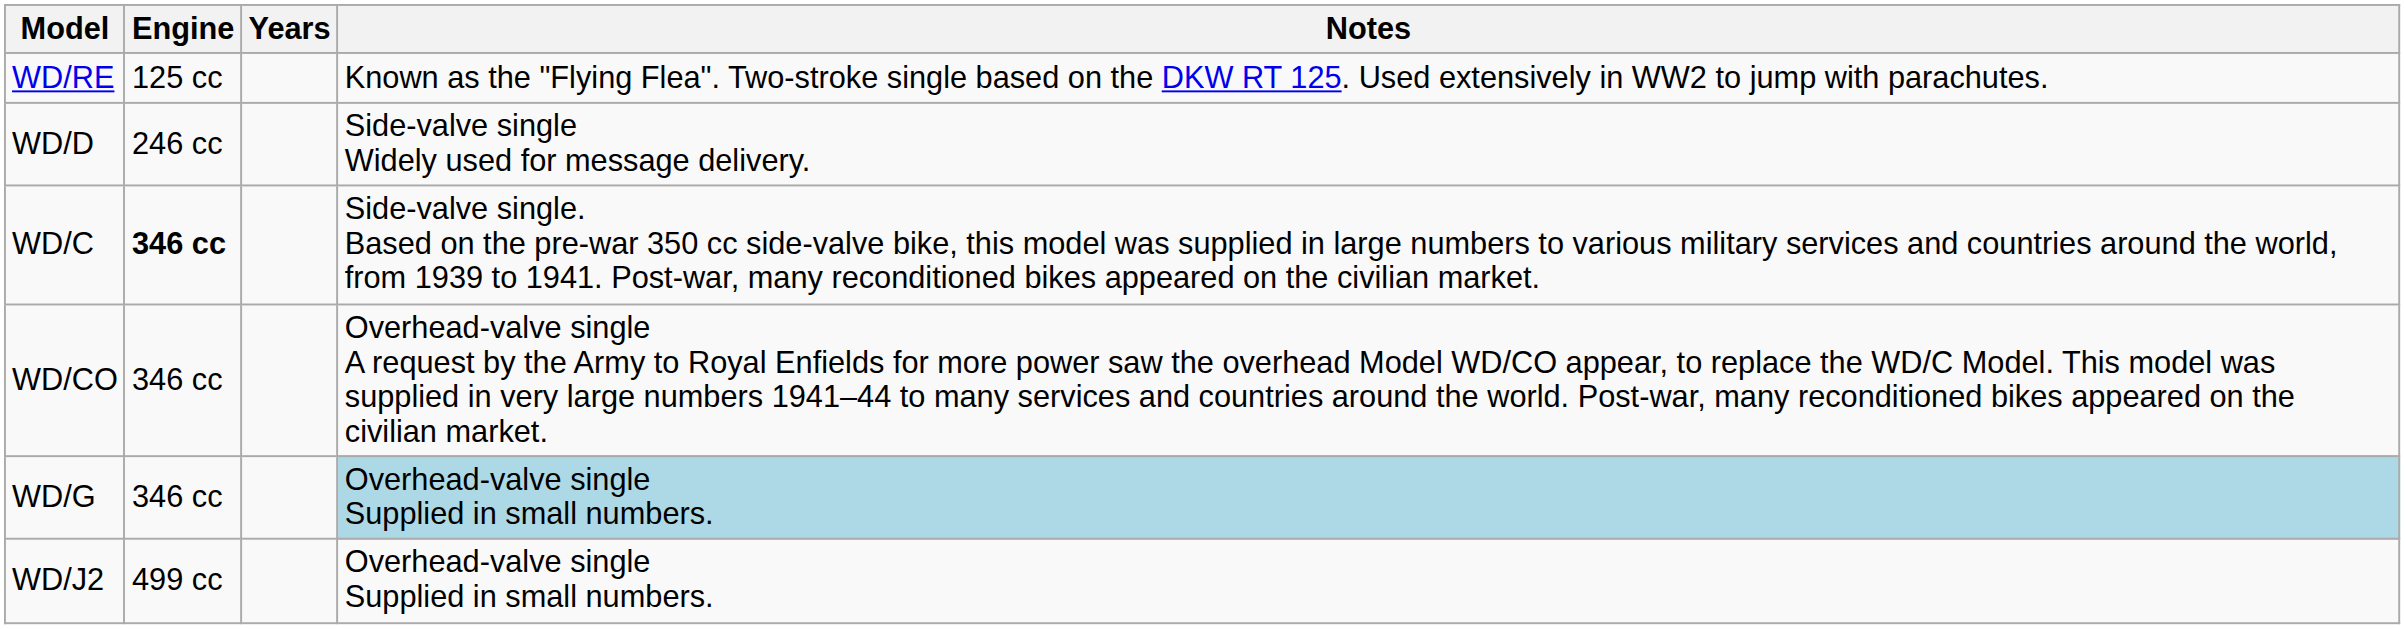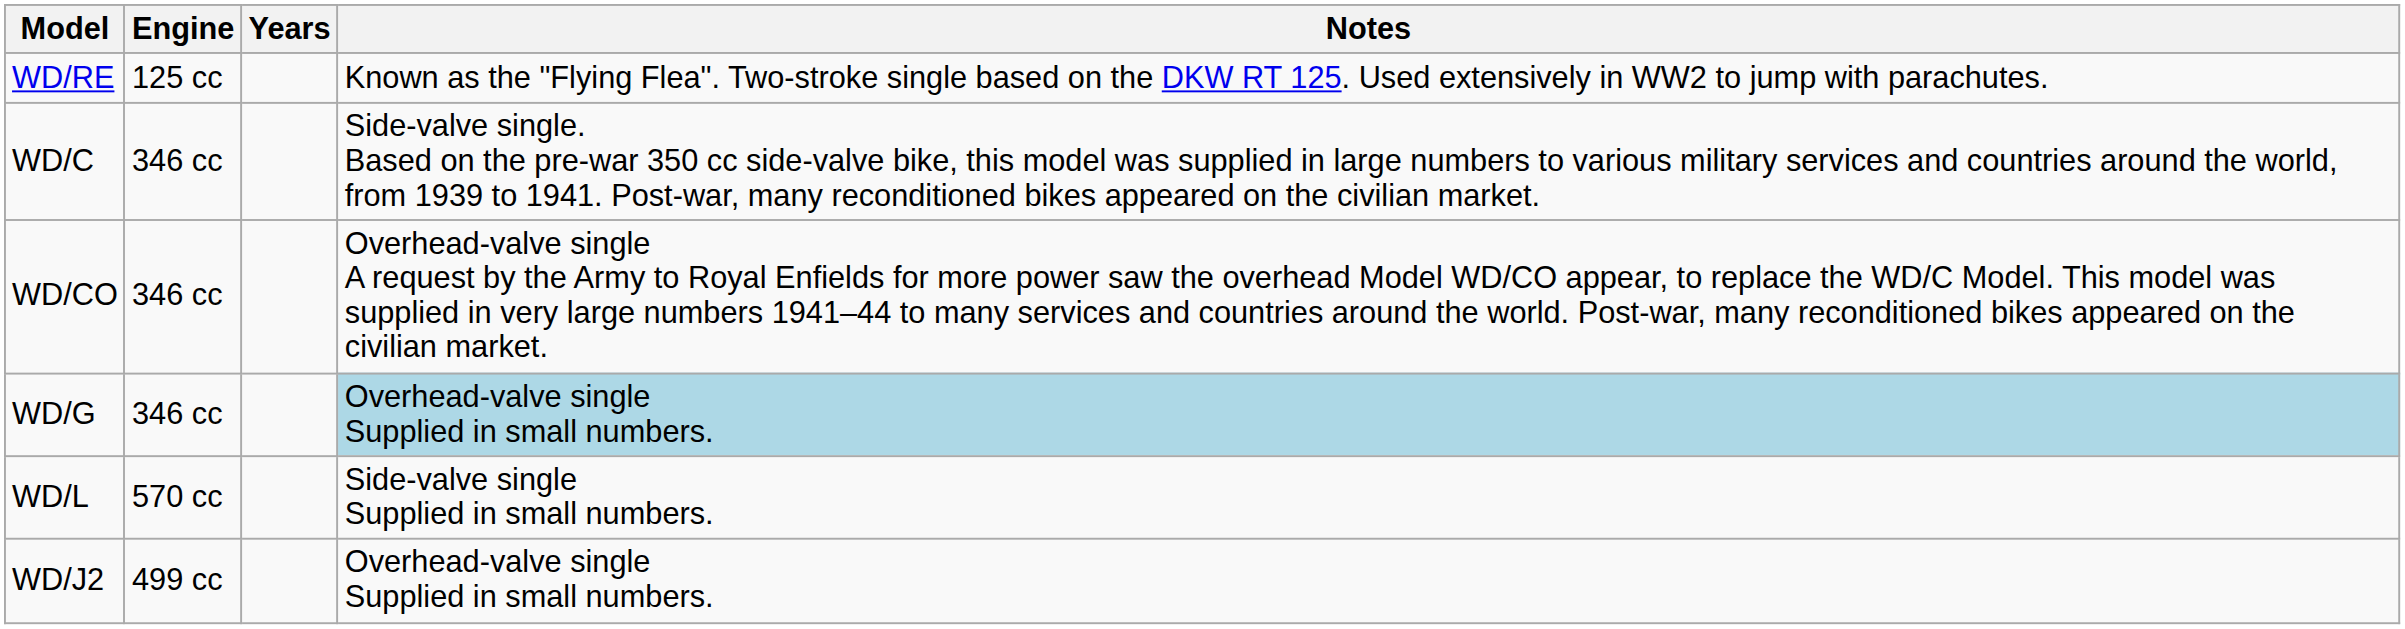- row: (53, 143)
(179, 244) bold -> (177, 160) normal
+ row: (50, 497)
